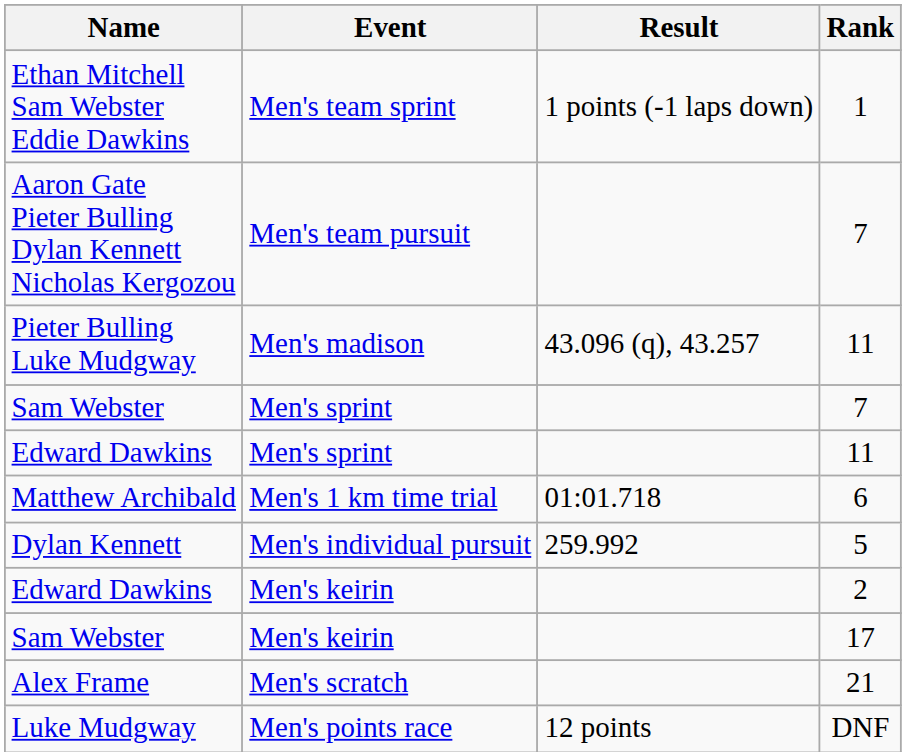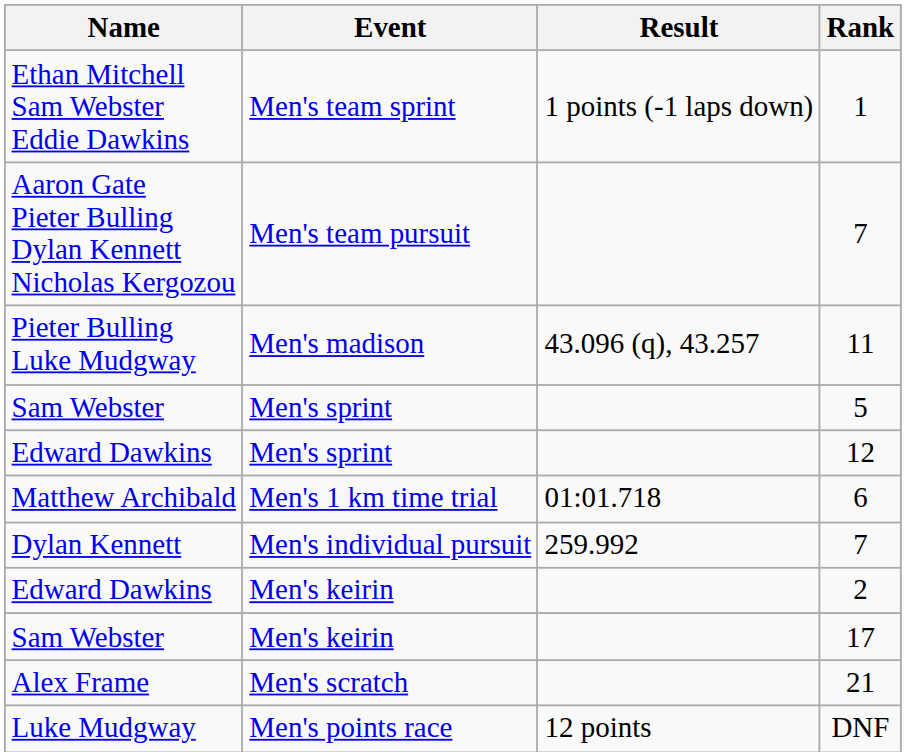(860, 406) 7 -> (860, 406) 5
(860, 452) 11 -> (860, 452) 12
(860, 544) 5 -> (860, 544) 7
